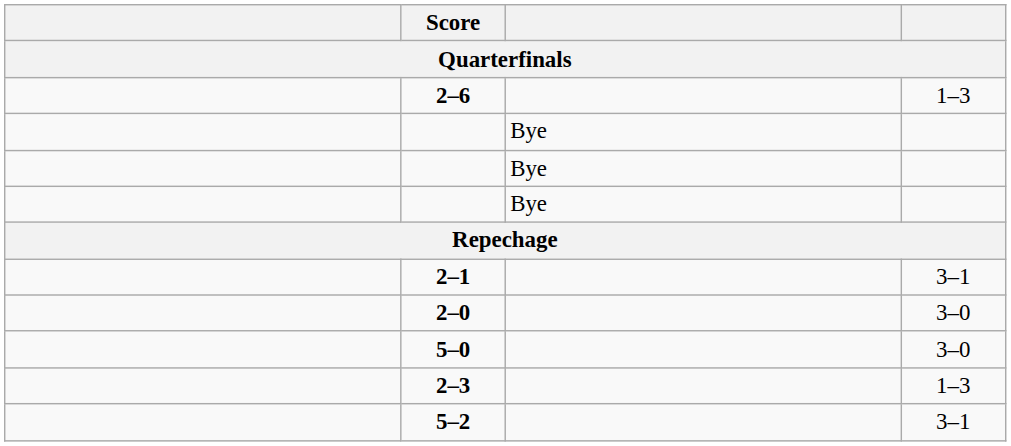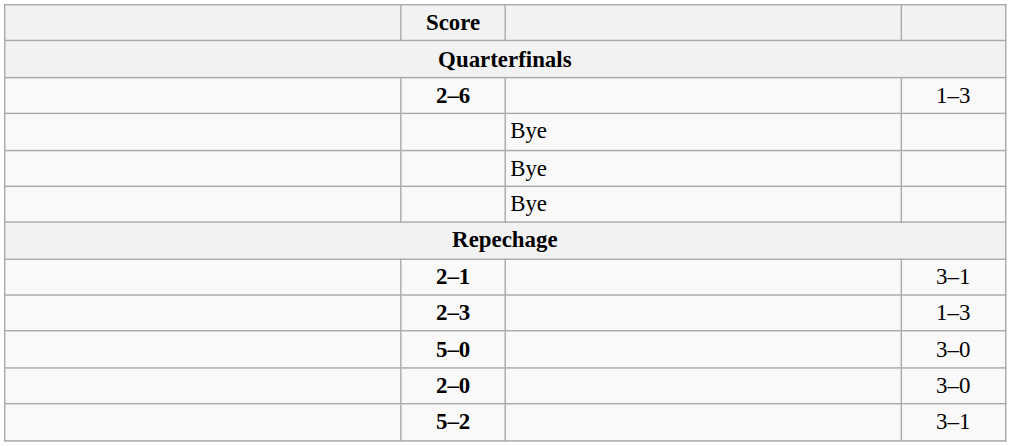rows swapped: (453, 312) <-> (453, 385)
